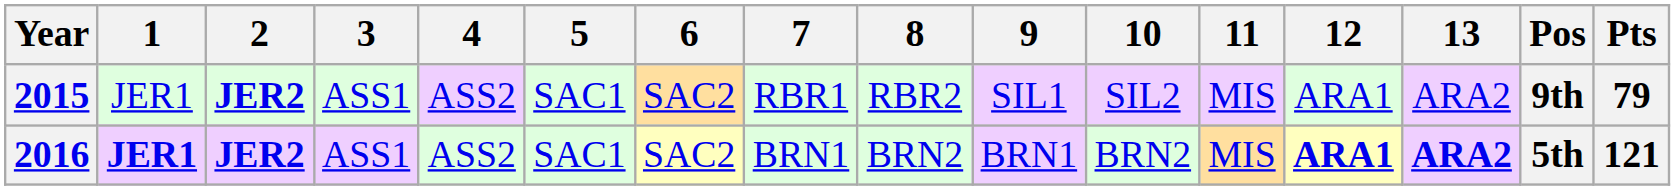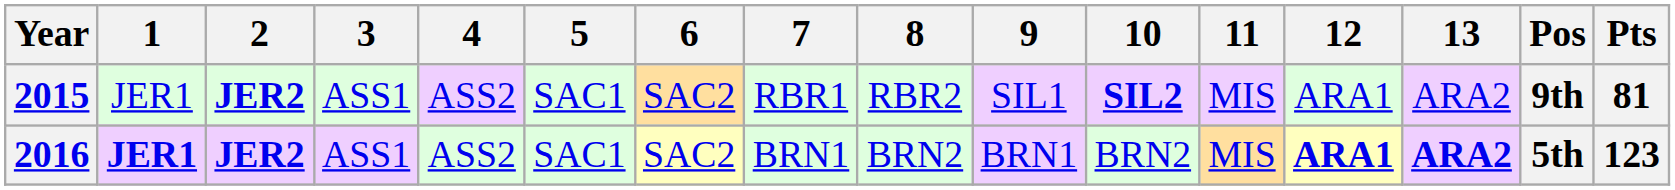(1143, 94) normal -> (1143, 94) bold
(1632, 94) 79 -> (1632, 94) 81
(1632, 154) 121 -> (1632, 154) 123
